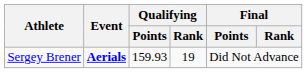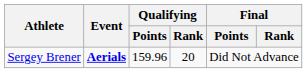(150, 57) 159.93 -> (150, 57) 159.96
(188, 57) 19 -> (188, 57) 20
